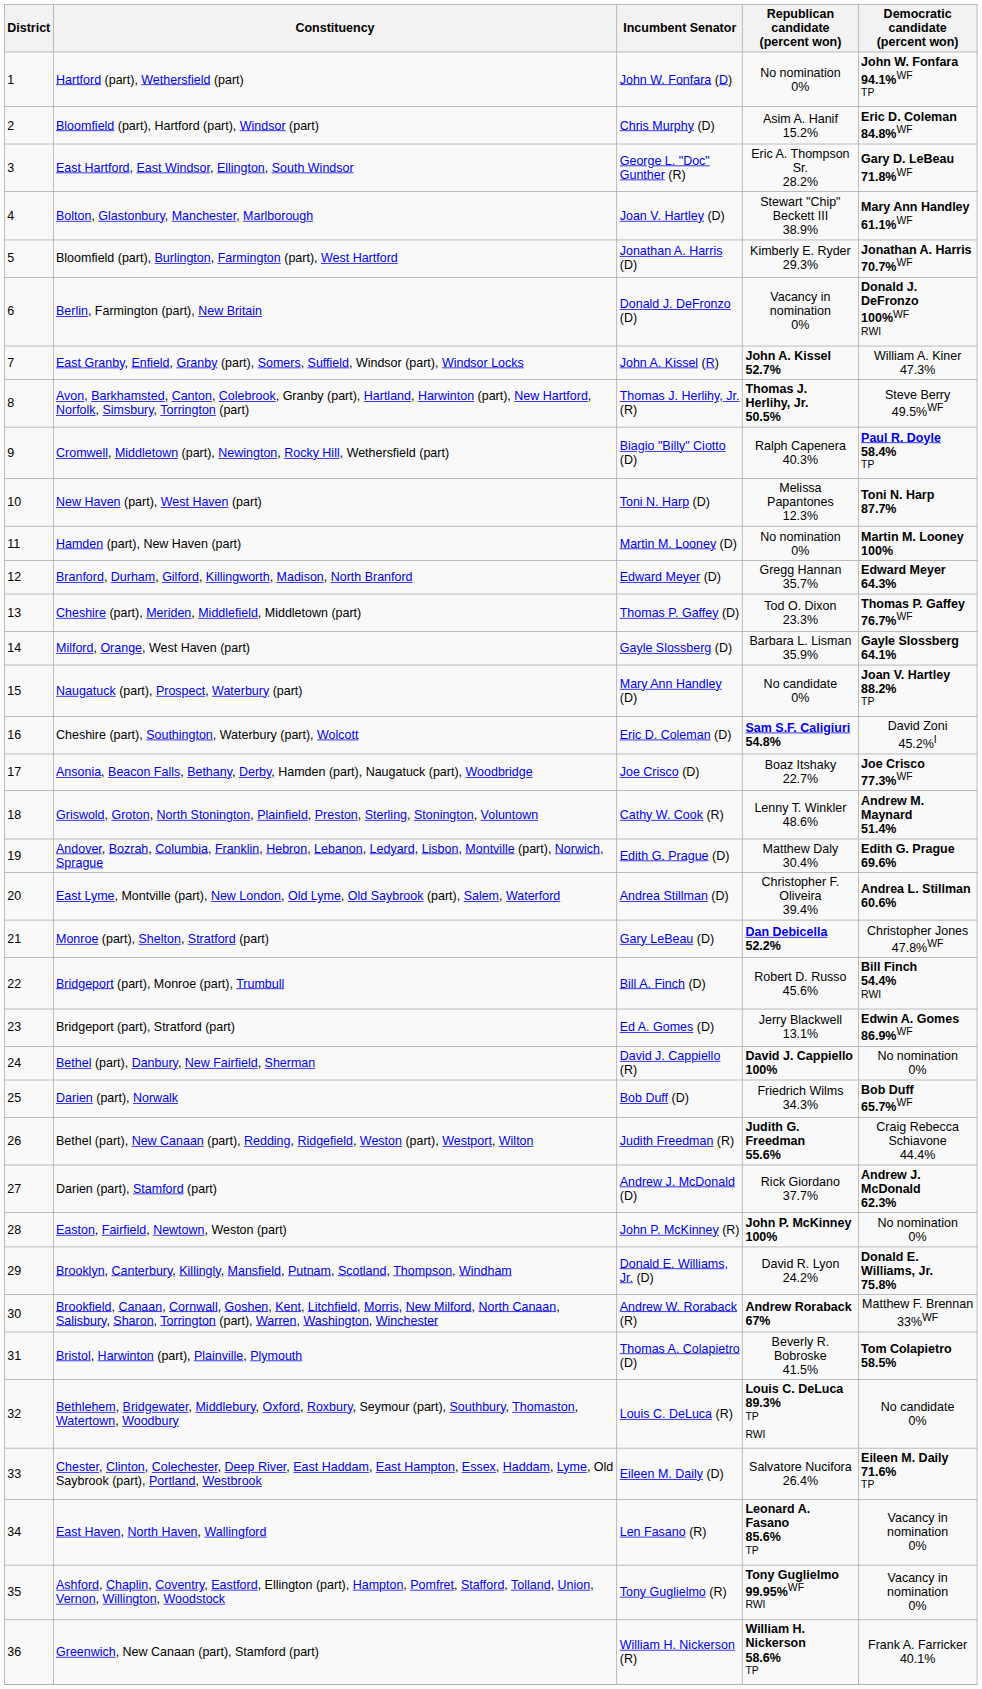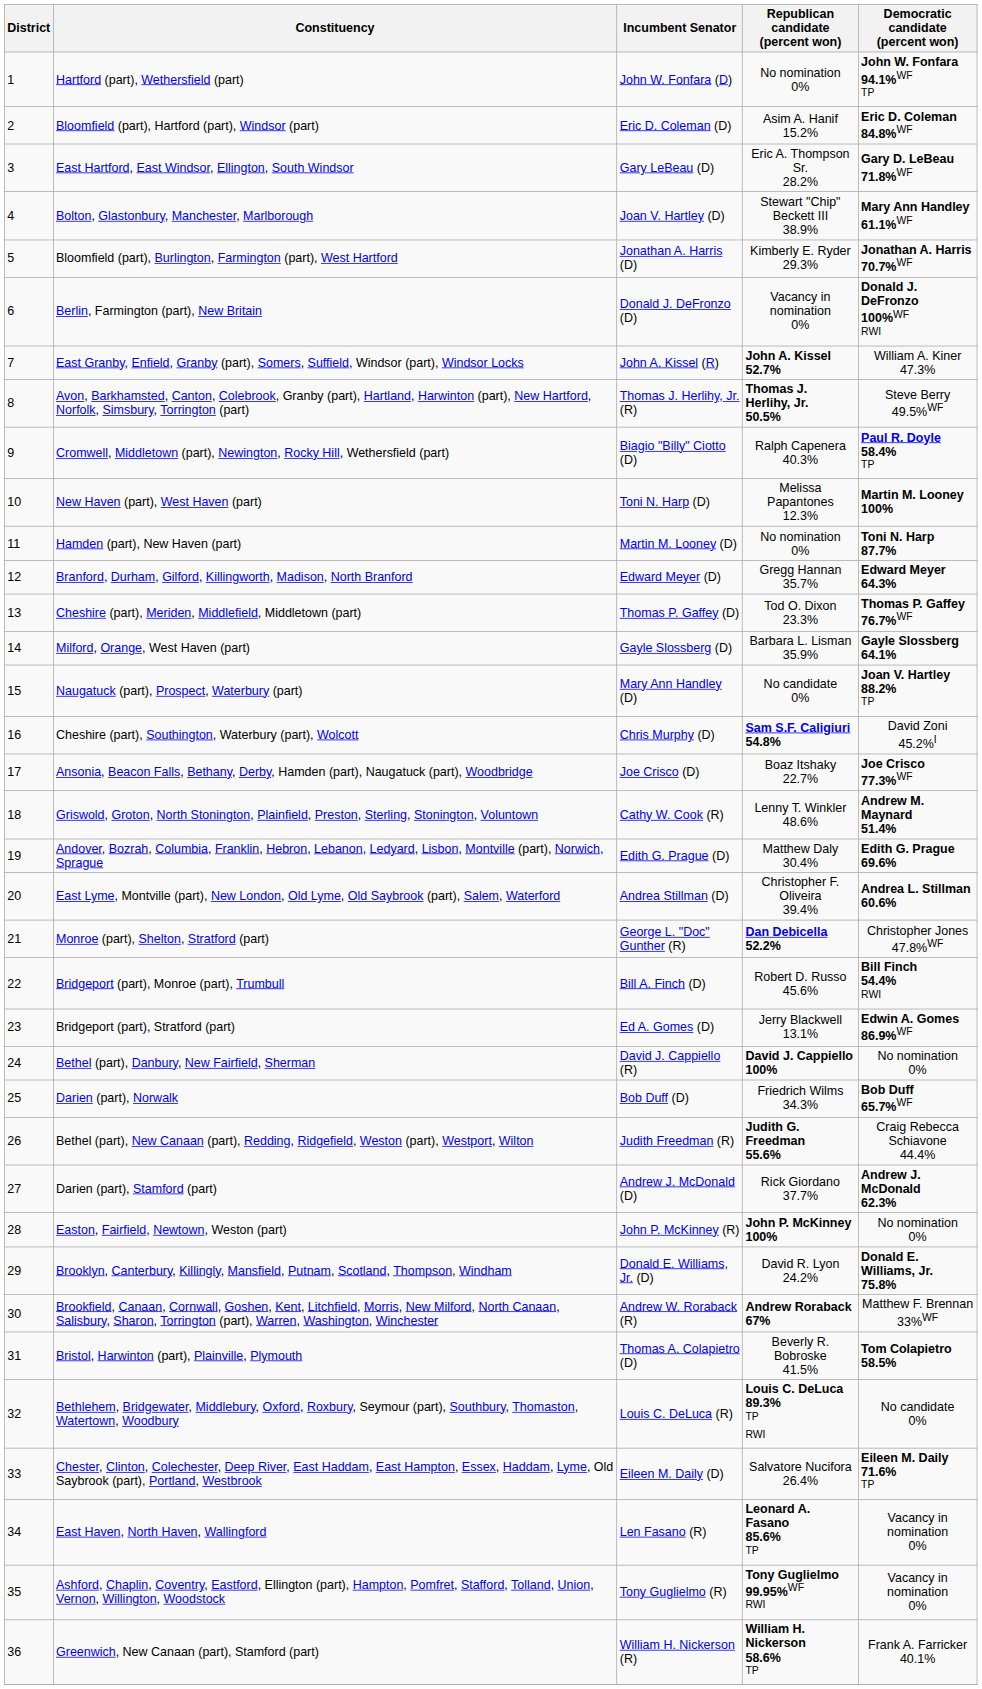(667, 125) Chris Murphy (D) -> (676, 125) Eric D. Coleman (D)
(665, 168) George L. "Doc" Gunther (R) -> (667, 168) Gary LeBeau (D)
(898, 502) Toni N. Harp 87.7% -> (912, 502) Martin M. Looney 100%
(912, 543) Martin M. Looney 100% -> (898, 543) Toni N. Harp 87.7%
(676, 735) Eric D. Coleman (D) -> (667, 735) Chris Murphy (D)
(667, 939) Gary LeBeau (D) -> (665, 939) George L. "Doc" Gunther (R)
